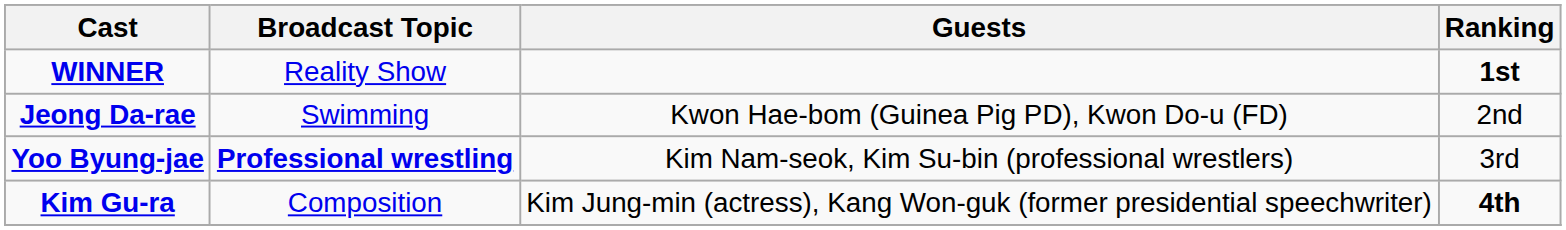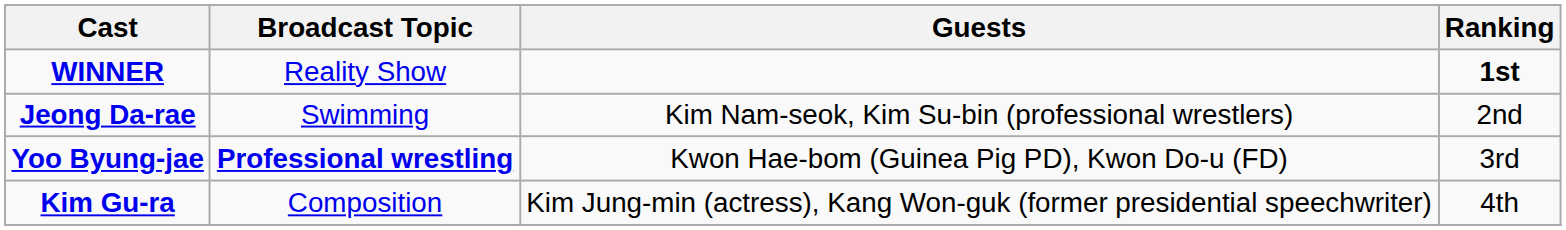(979, 115) Kwon Hae-bom (Guinea Pig PD), Kwon Do-u (FD) -> (979, 115) Kim Nam-seok, Kim Su-bin (professional wrestlers)
(979, 159) Kim Nam-seok, Kim Su-bin (professional wrestlers) -> (979, 159) Kwon Hae-bom (Guinea Pig PD), Kwon Do-u (FD)
(1500, 203) bold -> (1500, 203) normal
